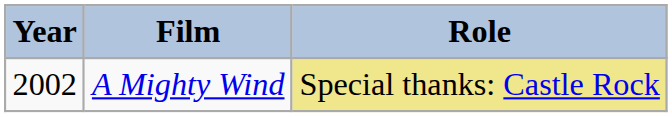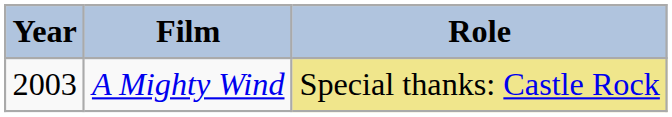(45, 84) 2002 -> (45, 84) 2003
